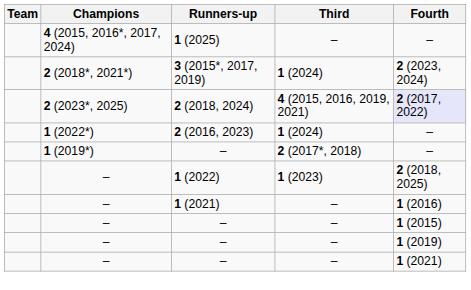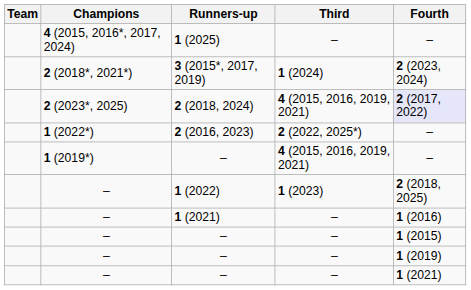(300, 132) 1 (2024) -> (320, 132) 2 (2022, 2025*)
(319, 151) 2 (2017*, 2018) -> (334, 158) 4 (2015, 2016, 2019, 2021)
